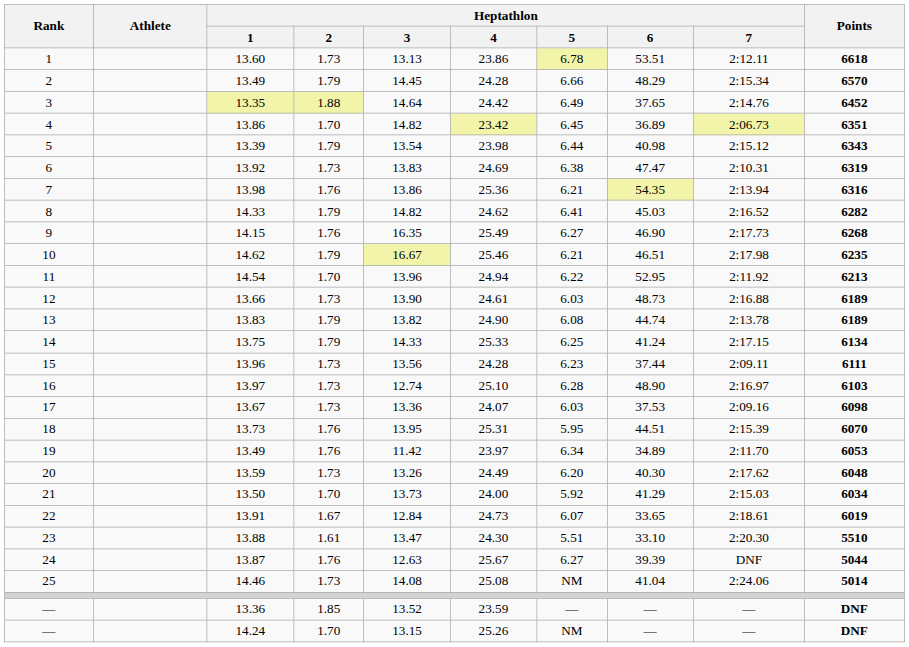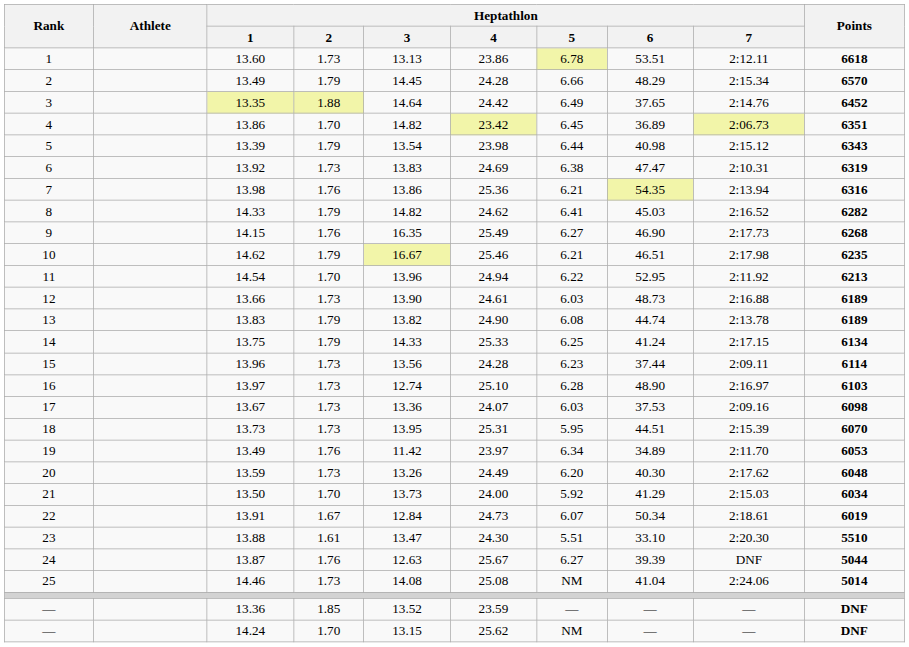(854, 363) 6111 -> (854, 363) 6114
(329, 428) 1.76 -> (329, 428) 1.73
(650, 515) 33.65 -> (650, 515) 50.34
(493, 630) 25.26 -> (493, 630) 25.62
